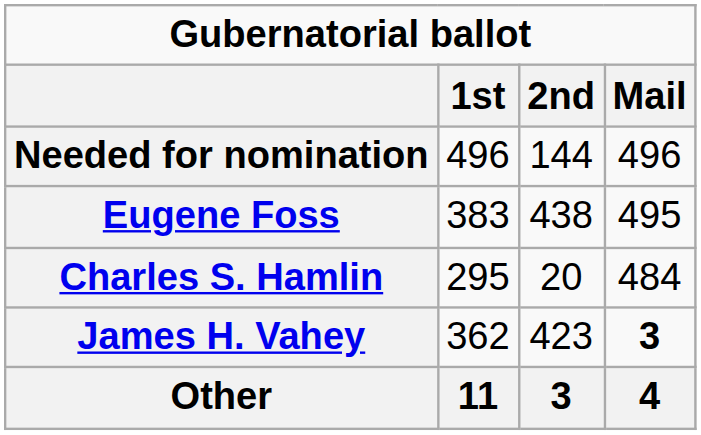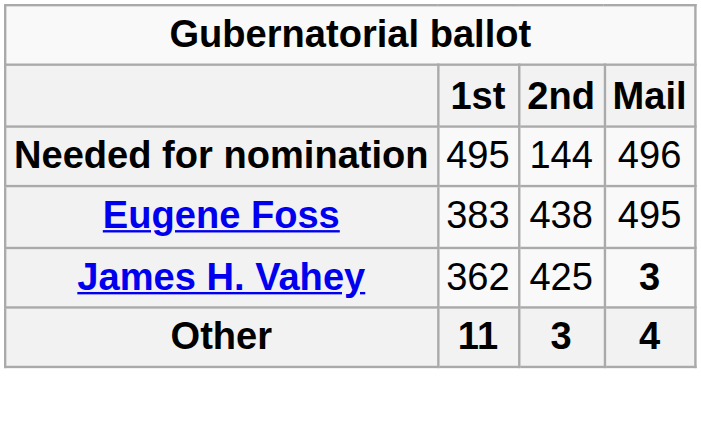(478, 155) 496 -> (478, 155) 495
- row: (221, 276)
(561, 336) 423 -> (561, 276) 425
